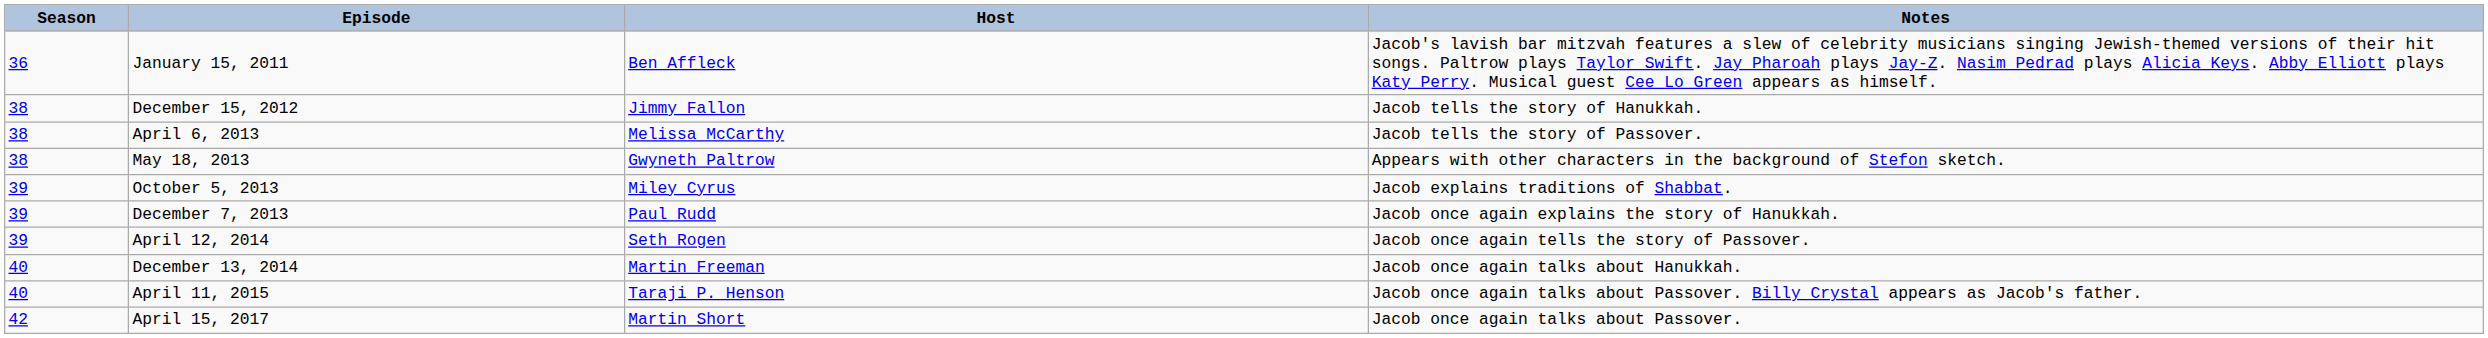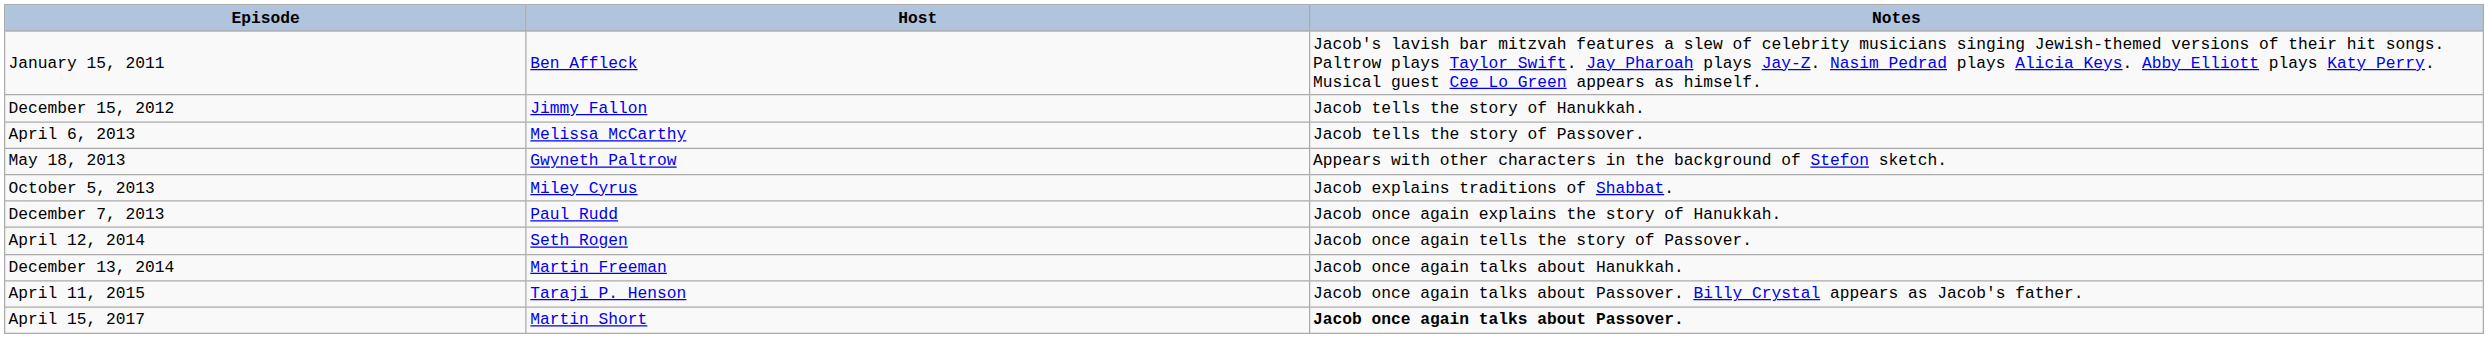- column: (67, 18)
(1557, 320) normal -> (1498, 320) bold
